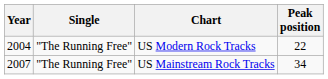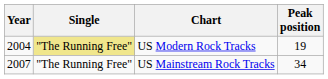(84, 45) no background -> (84, 45) khaki background
(300, 45) 22 -> (300, 45) 19
